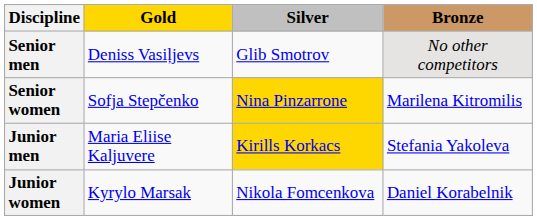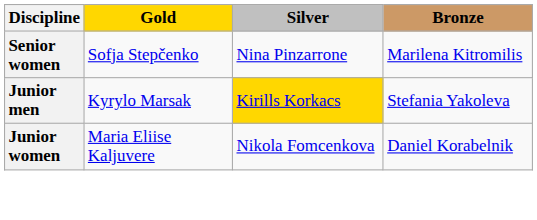- row: (32, 54)
(292, 100) gold background -> (292, 54) no background
(130, 146) Maria Eliise Kaljuvere -> (139, 100) Kyrylo Marsak
(139, 192) Kyrylo Marsak -> (130, 146) Maria Eliise Kaljuvere
